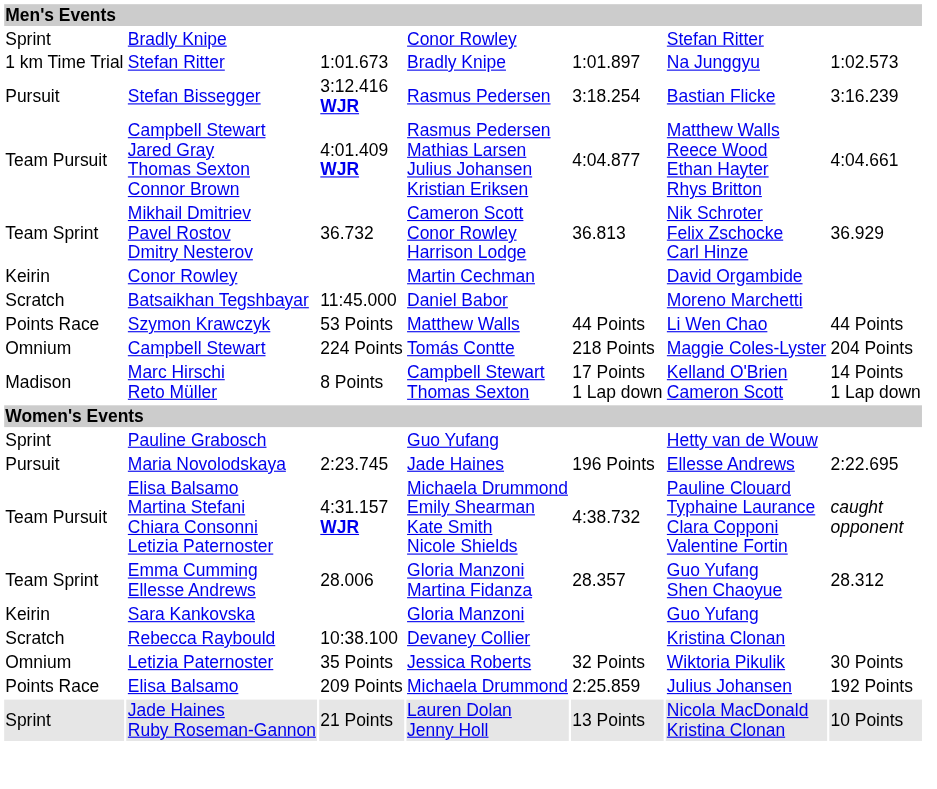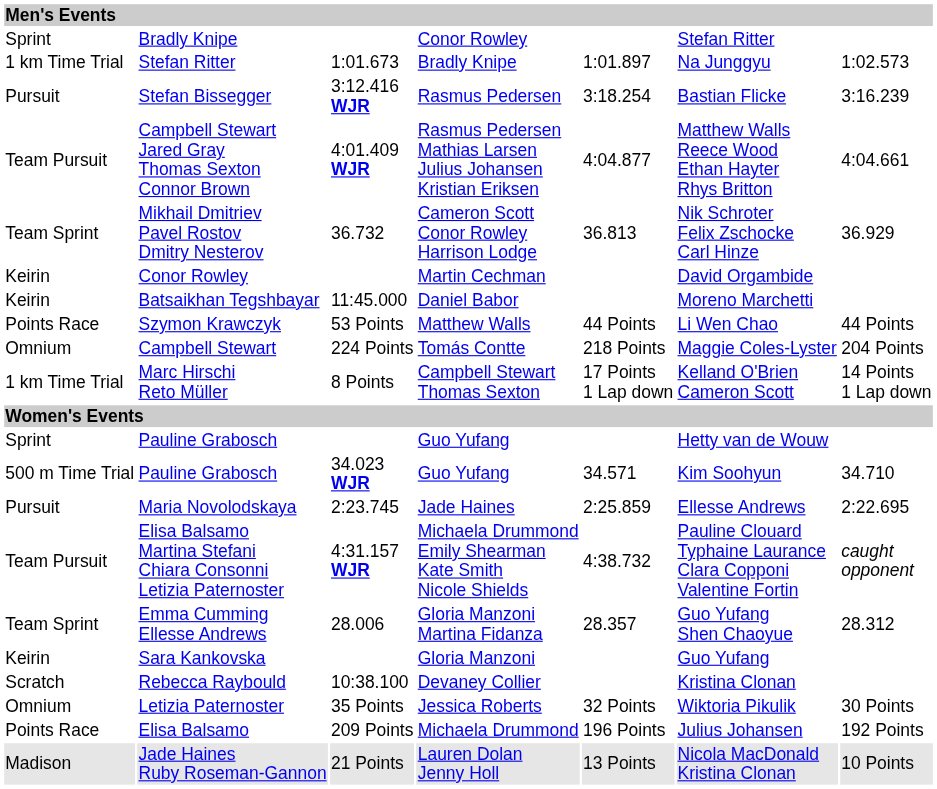(35, 300) Scratch -> (28, 300) Keirin
(38, 382) Madison -> (64, 382) 1 km Time Trial
+ row: (208, 473)
(614, 464) 196 Points -> (617, 507) 2:25.859
(606, 686) 2:25.859 -> (624, 730) 196 Points
(28, 720) Sprint -> (38, 763) Madison
